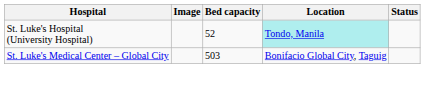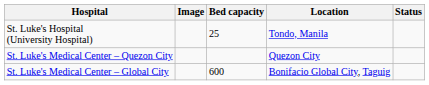(210, 34) 52 -> (214, 34) 25
(294, 34) paleturquoise background -> (298, 34) no background
+ row: (90, 55)
(213, 55) 503 -> (217, 71) 600
